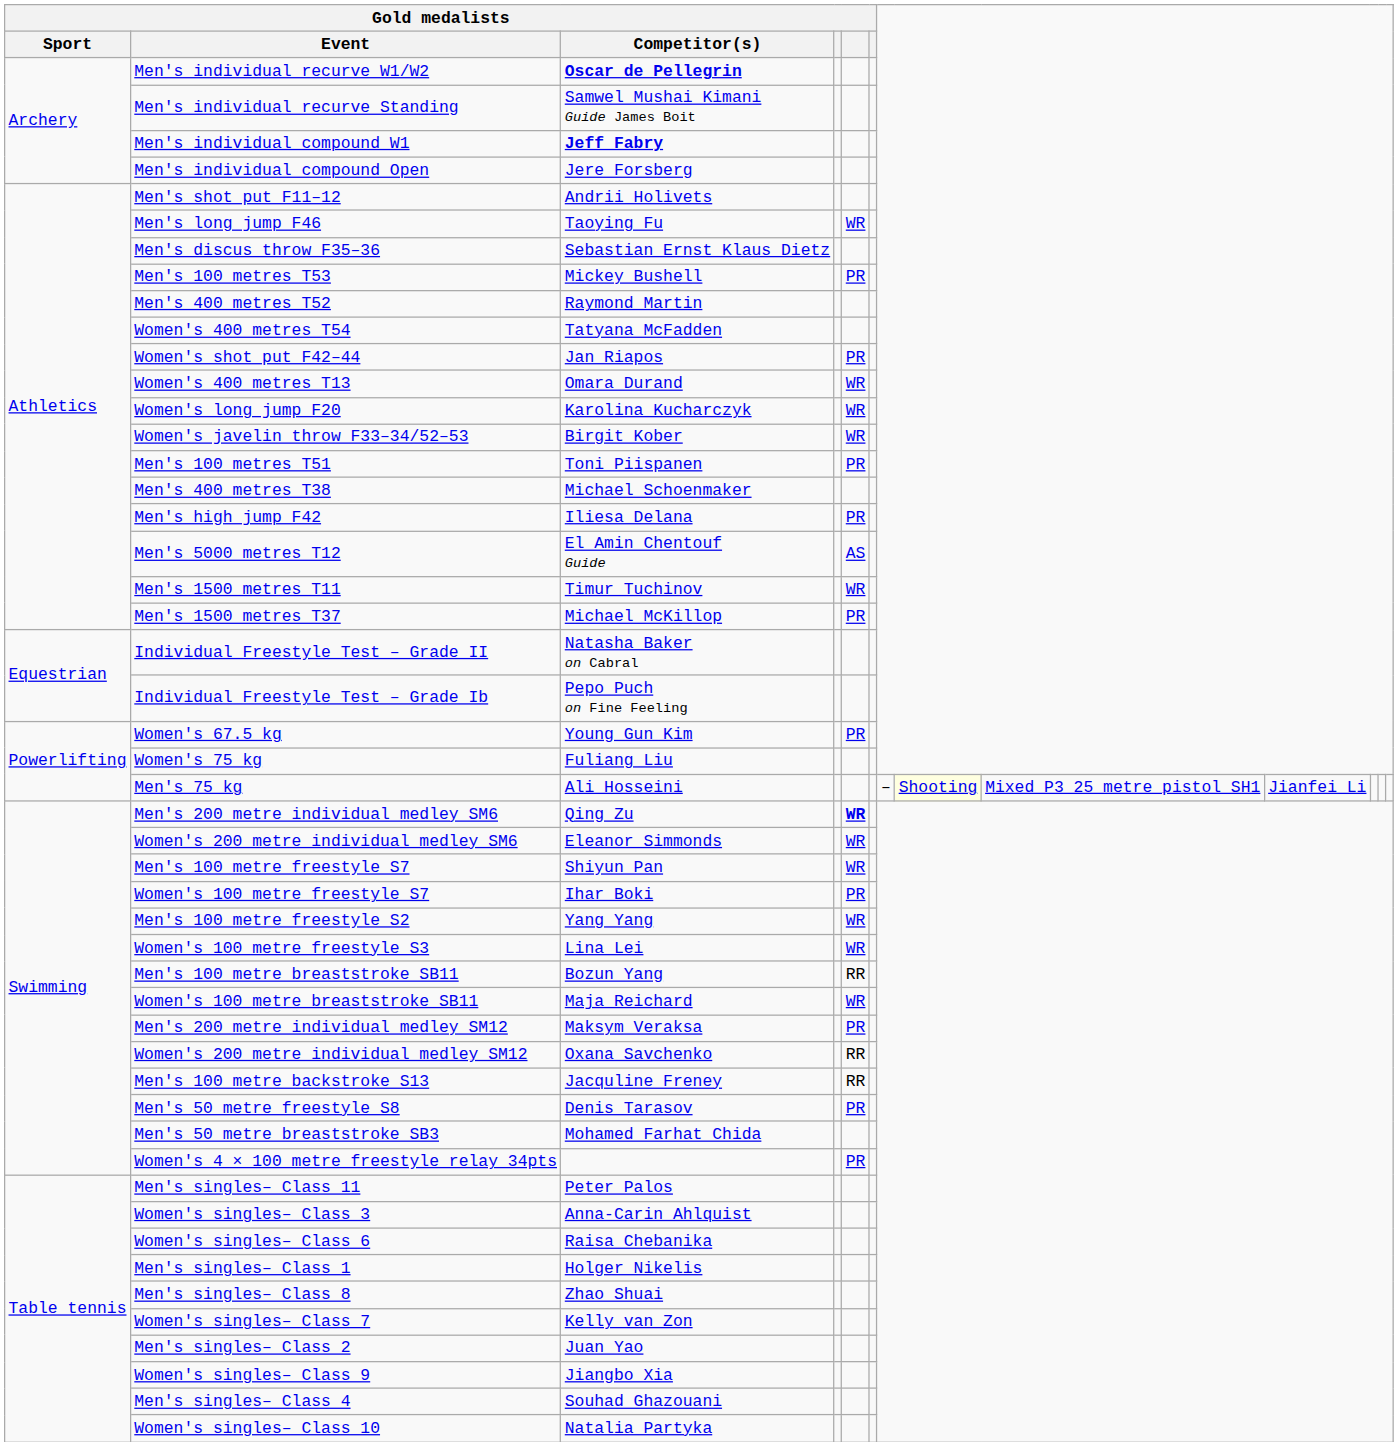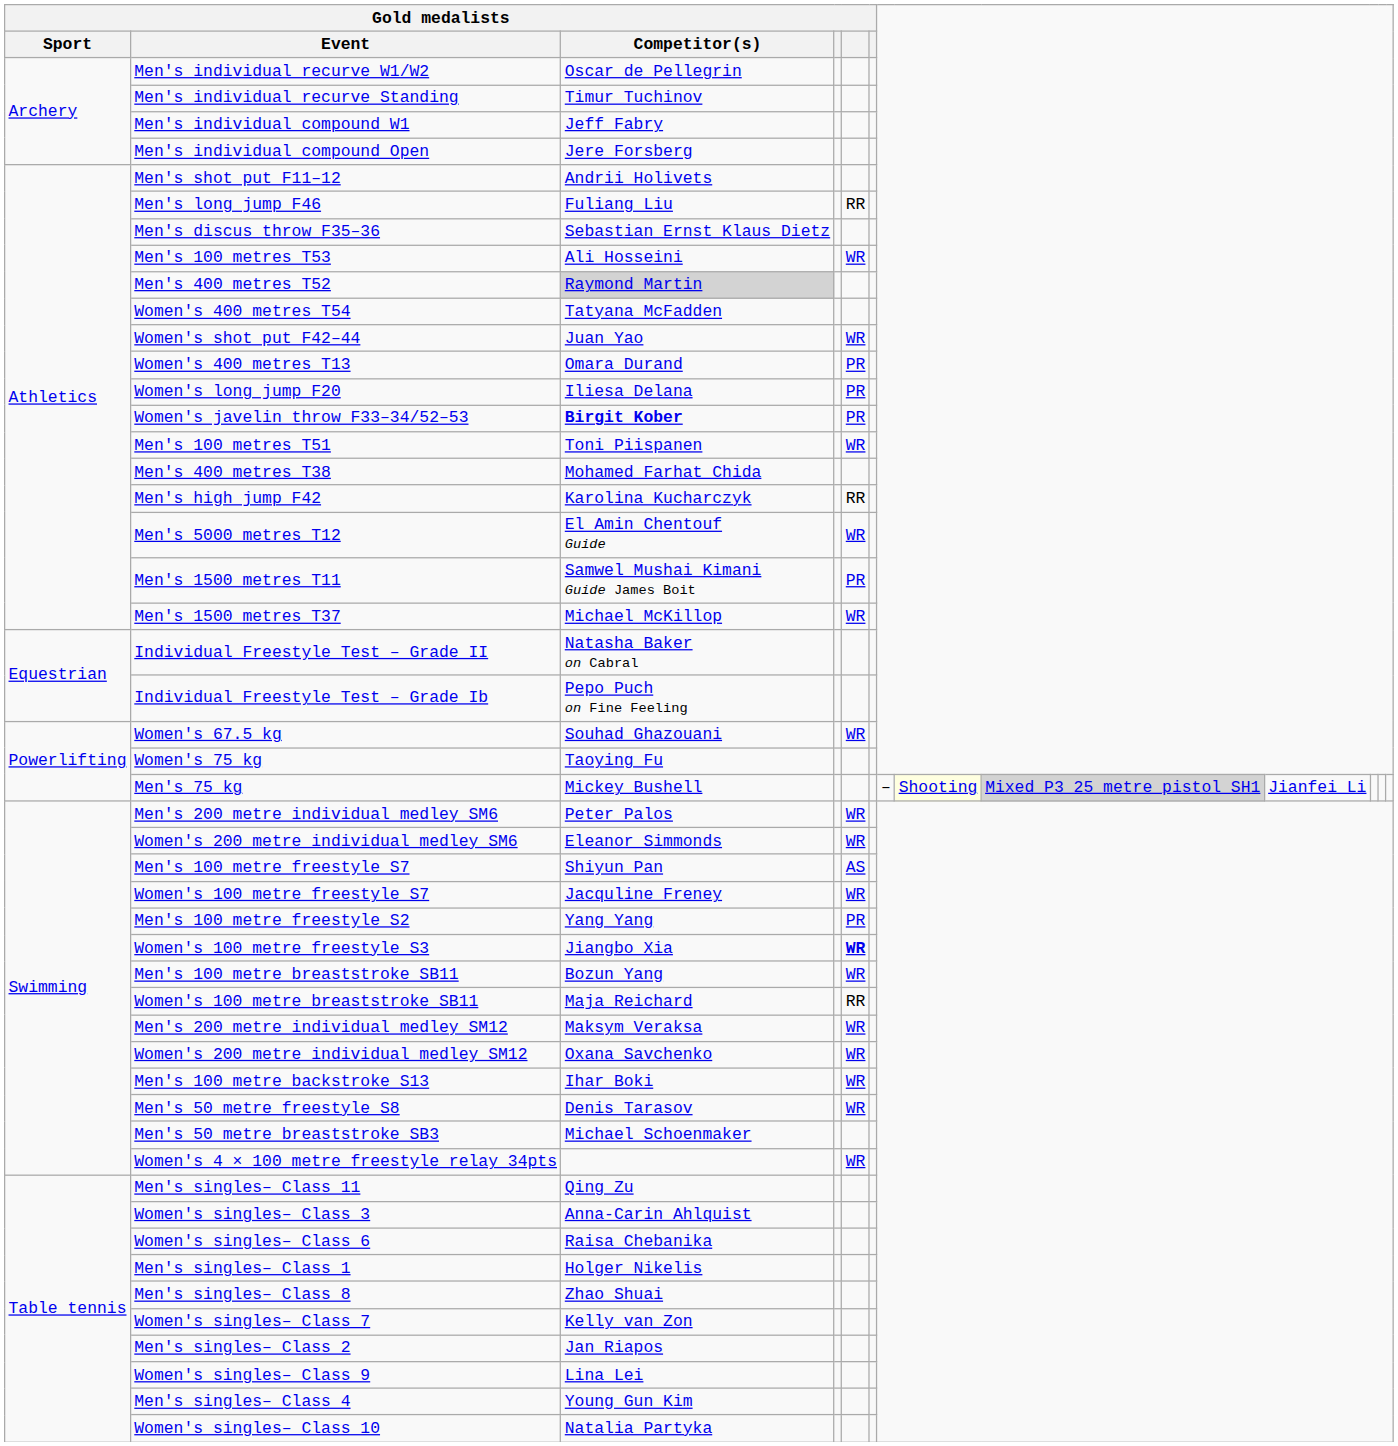(653, 71) bold -> (653, 71) normal
(663, 107) Samwel Mushai Kimani Guide James Boit -> (634, 98) Timur Tuchinov
(614, 144) bold -> (614, 125) normal
(614, 224) Taoying Fu -> (619, 205) Fuliang Liu
(856, 224) WR -> (856, 205) RR
(634, 277) Mickey Bushell -> (624, 258) Ali Hosseini
(856, 277) PR -> (856, 258) WR
(634, 304) no background -> (634, 285) lightgrey background
(614, 357) Jan Riapos -> (604, 338) Juan Yao
(856, 357) PR -> (856, 338) WR
(856, 384) WR -> (856, 365) PR
(658, 411) Karolina Kucharczyk -> (629, 392) Iliesa Delana
(856, 411) WR -> (856, 392) PR
(624, 437) normal -> (624, 418) bold
(856, 437) WR -> (856, 418) PR
(856, 464) PR -> (856, 445) WR
(658, 491) Michael Schoenmaker -> (663, 472) Mohamed Farhat Chida
(629, 517) Iliesa Delana -> (658, 499) Karolina Kucharczyk
(856, 517) PR -> (856, 499) RR
(856, 554) AS -> (856, 535) WR
(634, 590) Timur Tuchinov -> (663, 580) Samwel Mushai Kimani Guide James Boit
(856, 590) WR -> (856, 580) PR
(856, 616) PR -> (856, 616) WR
(629, 734) Young Gun Kim -> (643, 734) Souhad Ghazouani
(856, 734) PR -> (856, 734) WR
(619, 761) Fuliang Liu -> (614, 761) Taoying Fu
(624, 788) Ali Hosseini -> (634, 788) Mickey Bushell
(1123, 788) no background -> (1123, 788) lightgrey background
(599, 814) Qing Zu -> (619, 814) Peter Palos
(856, 814) bold -> (856, 814) normal
(856, 868) WR -> (856, 868) AS
(609, 894) Ihar Boki -> (643, 894) Jacquline Freney
(856, 894) PR -> (856, 894) WR
(856, 921) WR -> (856, 921) PR
(604, 948) Lina Lei -> (619, 948) Jiangbo Xia
(856, 948) normal -> (856, 948) bold
(856, 975) RR -> (856, 975) WR
(856, 1001) WR -> (856, 1001) RR
(856, 1028) PR -> (856, 1028) WR
(856, 1055) RR -> (856, 1055) WR
(643, 1081) Jacquline Freney -> (609, 1081) Ihar Boki
(856, 1081) RR -> (856, 1081) WR
(856, 1108) PR -> (856, 1108) WR
(663, 1135) Mohamed Farhat Chida -> (658, 1135) Michael Schoenmaker
(856, 1161) PR -> (856, 1161) WR
(619, 1188) Peter Palos -> (599, 1188) Qing Zu
(604, 1348) Juan Yao -> (614, 1348) Jan Riapos
(619, 1375) Jiangbo Xia -> (604, 1375) Lina Lei
(643, 1402) Souhad Ghazouani -> (629, 1402) Young Gun Kim
